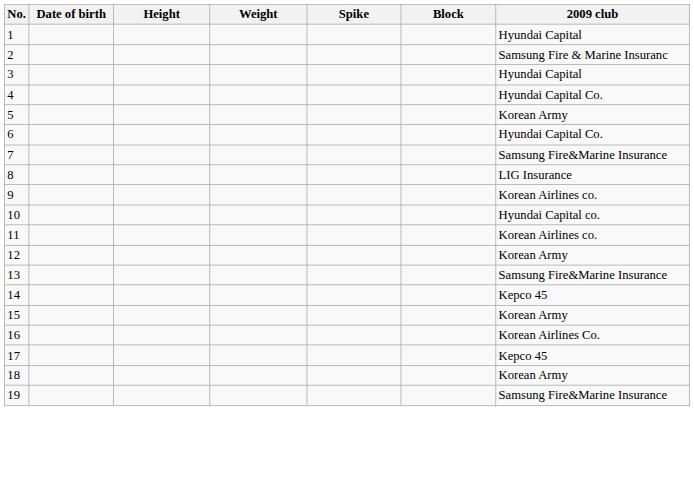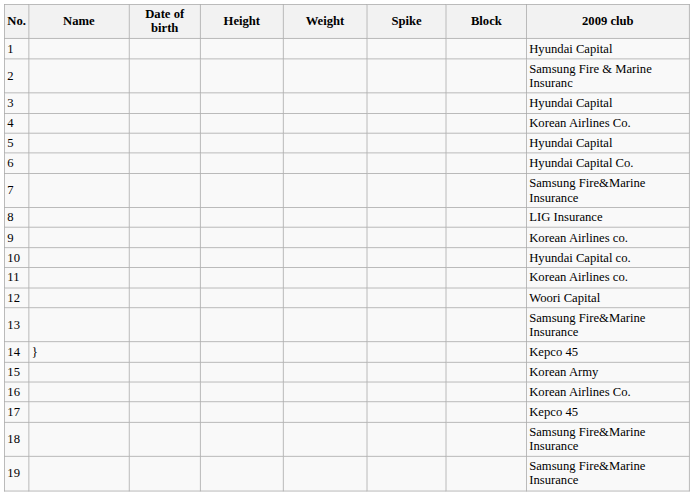+ column: (79, 21)
(551, 94) Hyundai Capital Co. -> (580, 123) Korean Airlines Co.
(533, 114) Korean Army -> (571, 143) Hyundai Capital
(533, 255) Korean Army -> (565, 297) Woori Capital
(533, 375) Korean Army -> (587, 439) Samsung Fire&Marine Insurance
